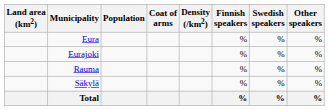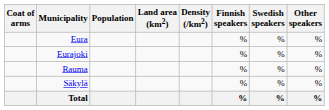columns swapped: (163, 18) <-> (26, 18)
